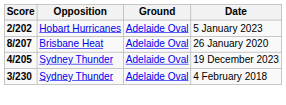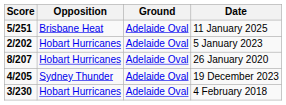+ row: (230, 28)
(71, 44) Brisbane Heat -> (80, 60) Hobart Hurricanes
(76, 76) Sydney Thunder -> (80, 92) Hobart Hurricanes
